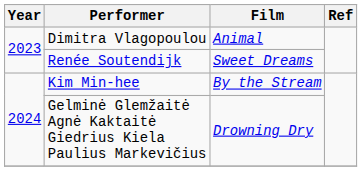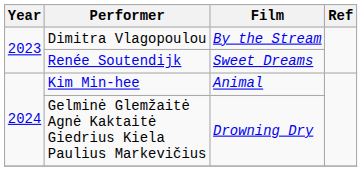(238, 39) Animal -> (267, 39) By the Stream
(267, 84) By the Stream -> (238, 84) Animal
